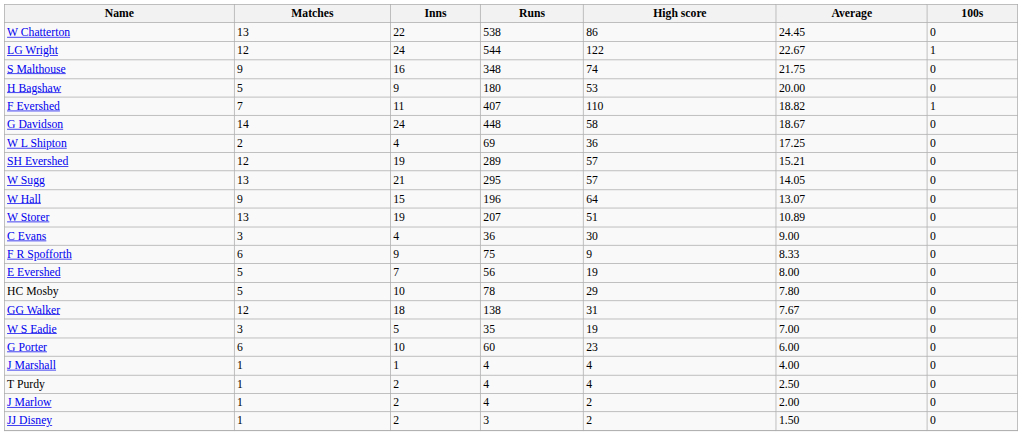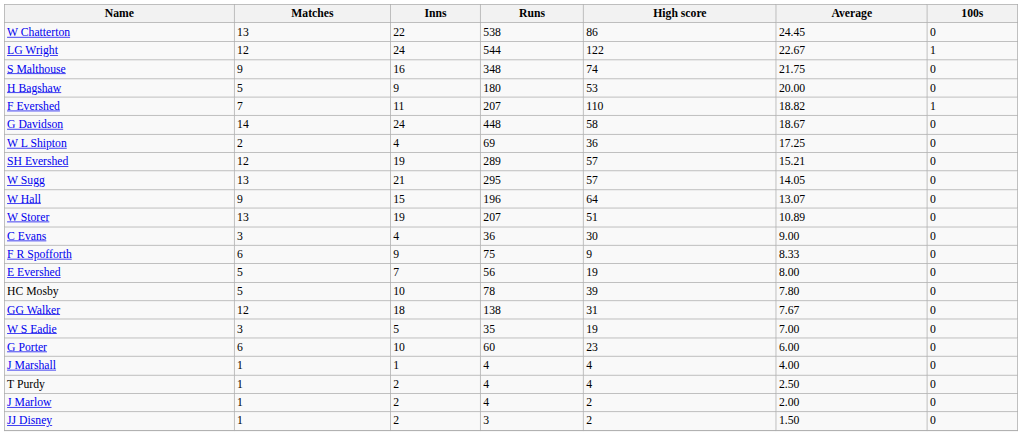(492, 106) 407 -> (492, 106) 207
(592, 291) 29 -> (592, 291) 39
